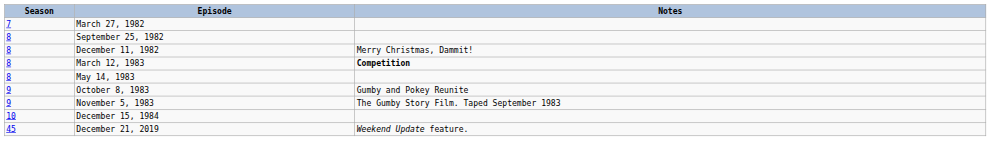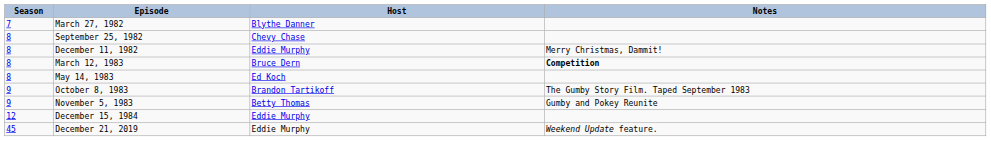+ column: (397, 11)
(413, 90) Gumby and Pokey Reunite -> (648, 90) The Gumby Story Film. Taped September 1983
(459, 103) The Gumby Story Film. Taped September 1983 -> (602, 103) Gumby and Pokey Reunite
(11, 116) 10 -> (11, 116) 12
